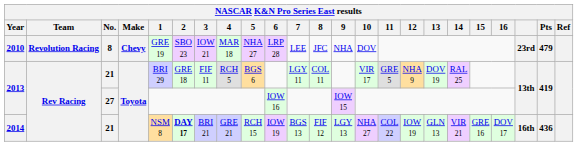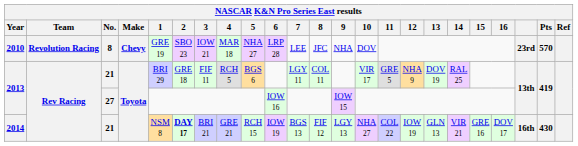(546, 48) 479 -> (546, 48) 570
(546, 127) 436 -> (546, 127) 430
